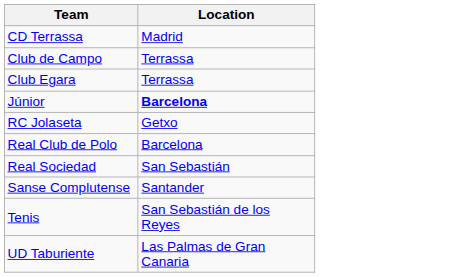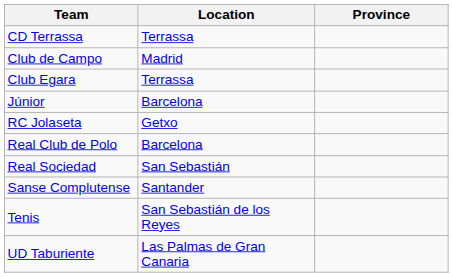+ column: (381, 15)
(162, 36) Madrid -> (167, 36) Terrassa
(167, 58) Terrassa -> (162, 58) Madrid
(174, 101) bold -> (172, 101) normal
